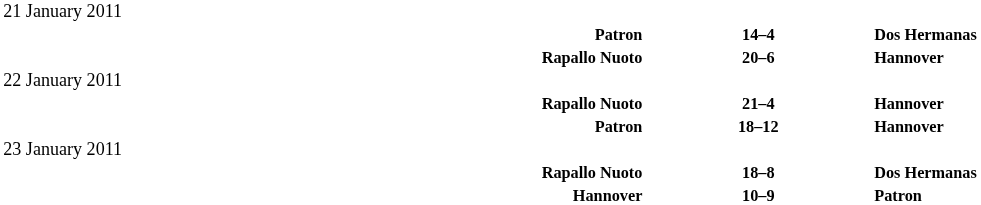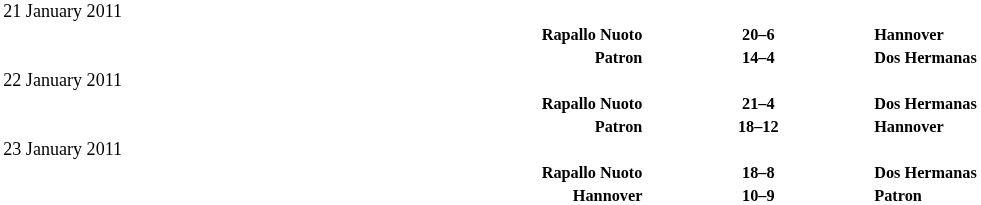rows swapped: (592, 57) <-> (619, 34)
(909, 103) Hannover -> (925, 103) Dos Hermanas
